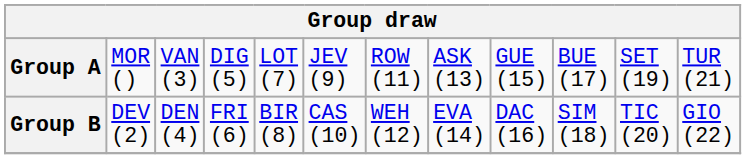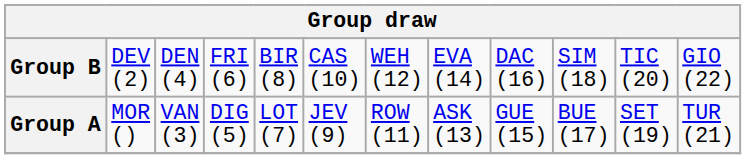rows swapped: (55, 68) <-> (55, 125)
